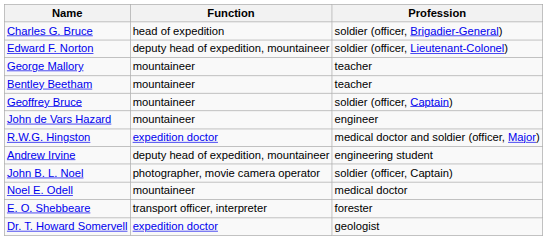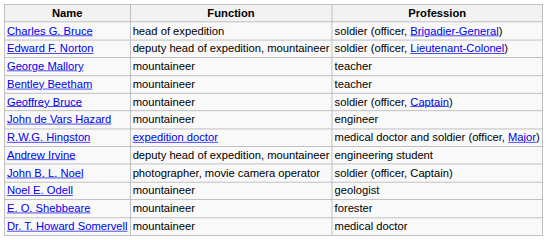(371, 191) medical doctor -> (357, 191) geologist
(200, 208) transport officer, interpreter -> (164, 208) mountaineer
(175, 226) expedition doctor -> (164, 226) mountaineer
(357, 226) geologist -> (371, 226) medical doctor
